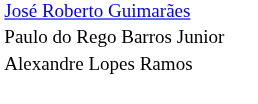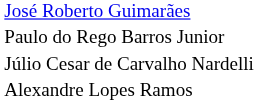+ row: (129, 63)
